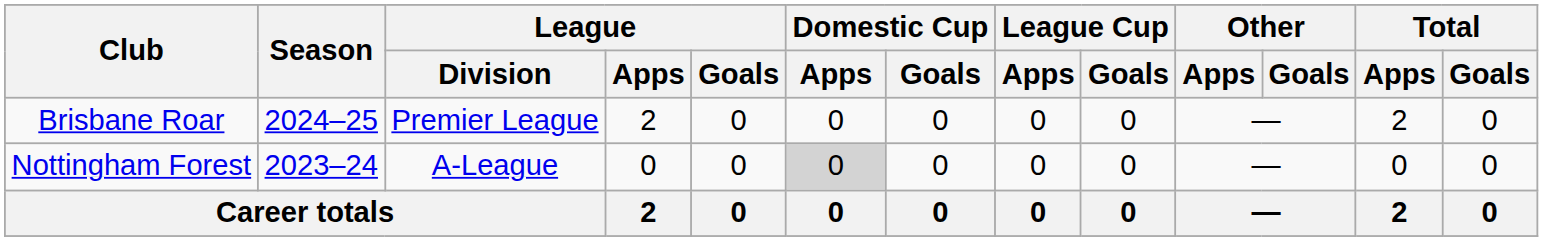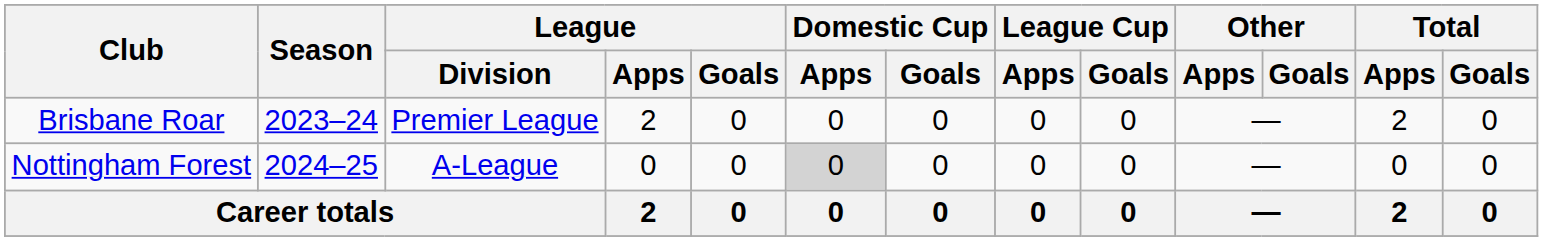(321, 119) 2024–25 -> (321, 119) 2023–24
(321, 166) 2023–24 -> (321, 166) 2024–25
